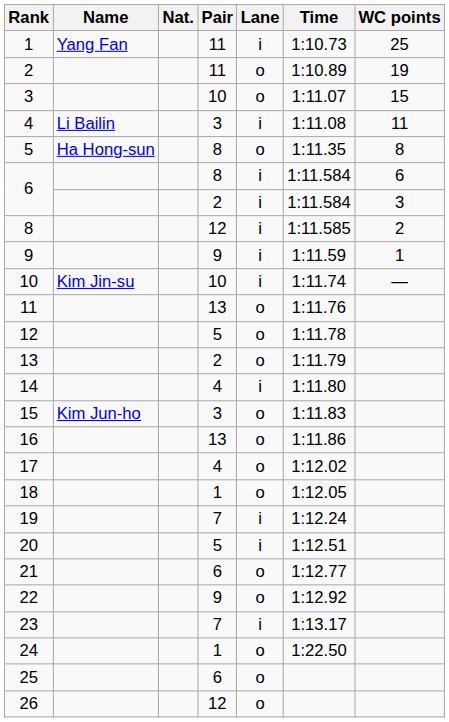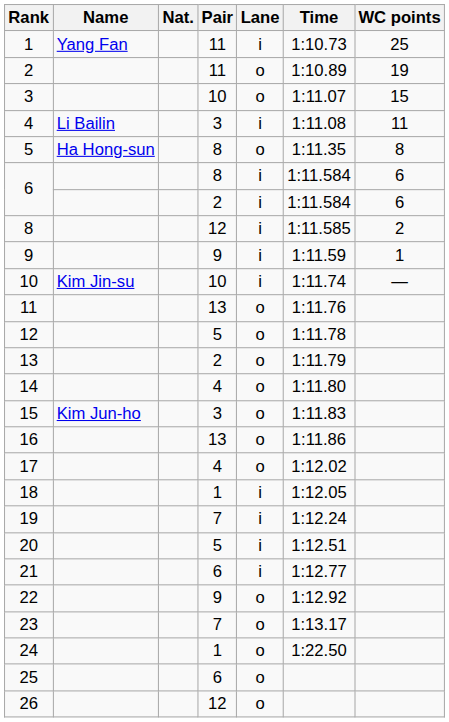(400, 202) 3 -> (400, 202) 6
(260, 387) i -> (260, 387) o
(260, 492) o -> (260, 492) i
(260, 571) o -> (260, 571) i
(260, 624) i -> (260, 624) o
